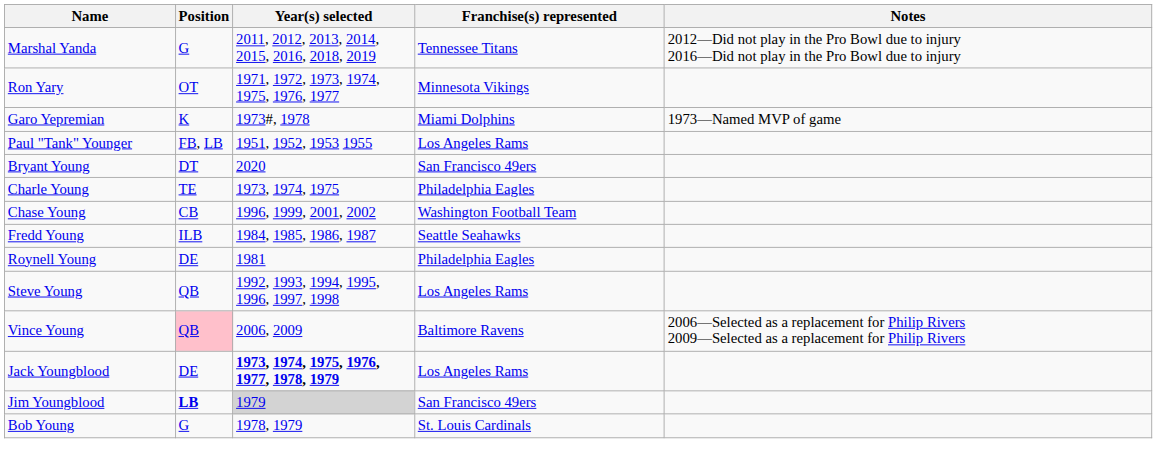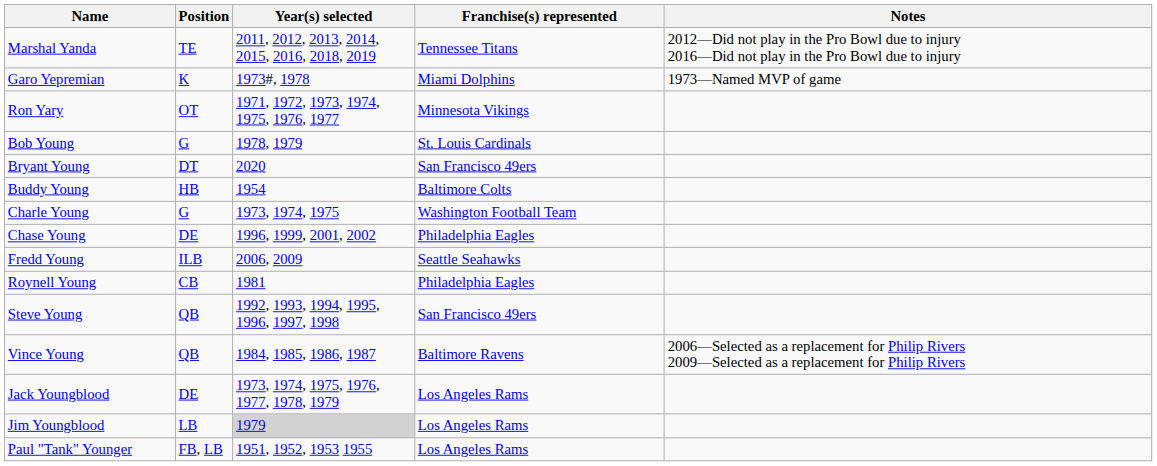(184, 47) G -> (188, 47) TE
rows swapped: (36, 87) <-> (56, 119)
rows swapped: (41, 425) <-> (70, 142)
+ row: (48, 189)
(188, 189) TE -> (184, 212) G
(476, 189) Philadelphia Eagles -> (497, 212) Washington Football Team
(188, 212) CB -> (188, 236) DE
(497, 212) Washington Football Team -> (476, 236) Philadelphia Eagles
(306, 236) 1984, 1985, 1986, 1987 -> (269, 259) 2006, 2009
(188, 259) DE -> (188, 282) CB
(473, 291) Los Angeles Rams -> (477, 314) San Francisco 49ers
(189, 330) pink background -> (189, 354) no background
(269, 330) 2006, 2009 -> (306, 354) 1984, 1985, 1986, 1987
(308, 370) bold -> (308, 394) normal
(188, 402) bold -> (188, 425) normal
(477, 402) San Francisco 49ers -> (473, 425) Los Angeles Rams
